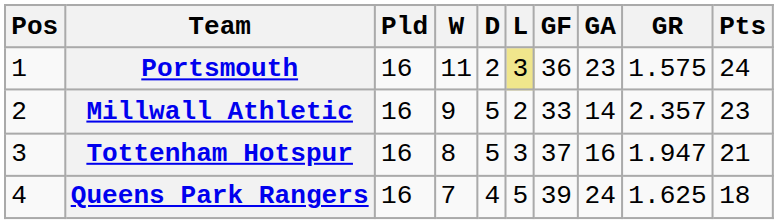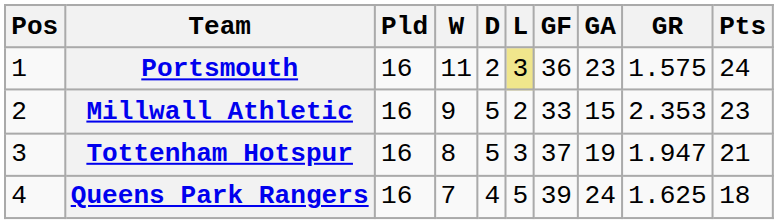(600, 111) 14 -> (600, 111) 15
(668, 111) 2.357 -> (668, 111) 2.353
(600, 154) 16 -> (600, 154) 19
